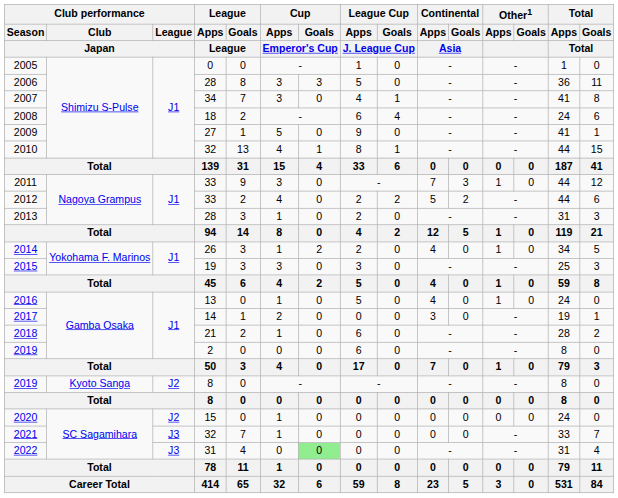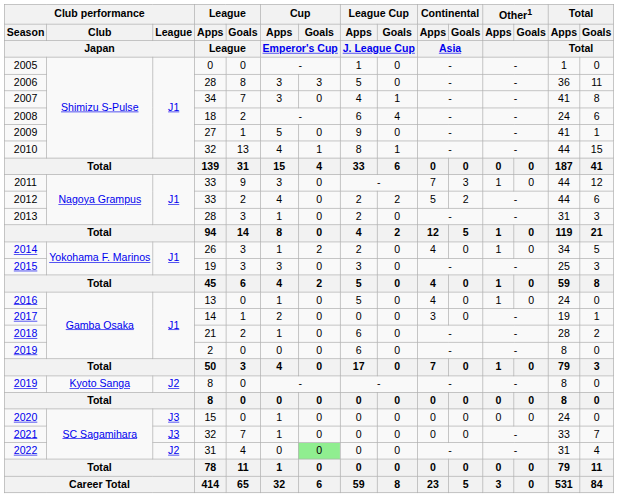(174, 417) J2 -> (174, 417) J3
(174, 451) J3 -> (174, 451) J2
